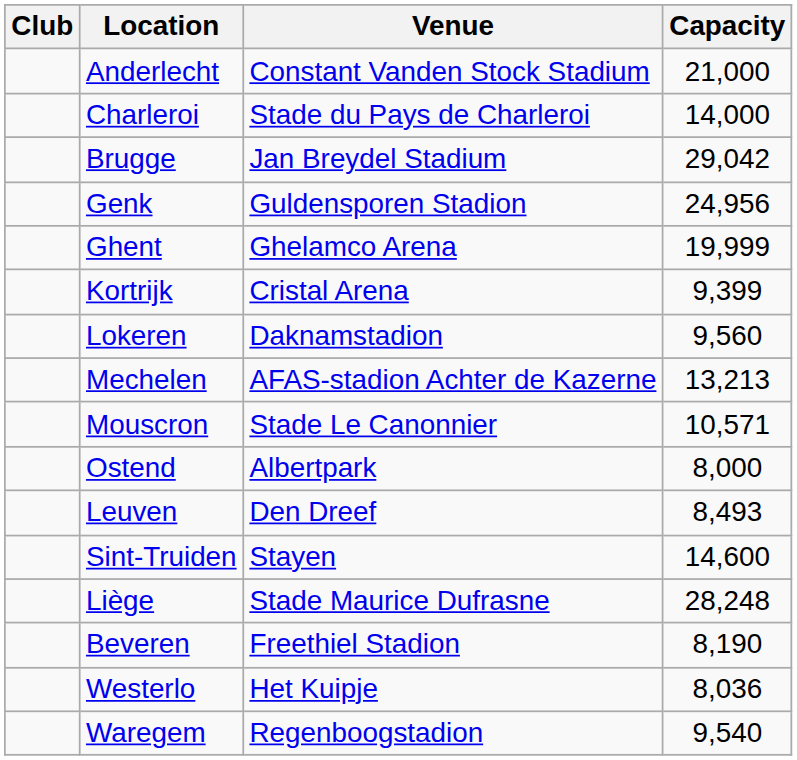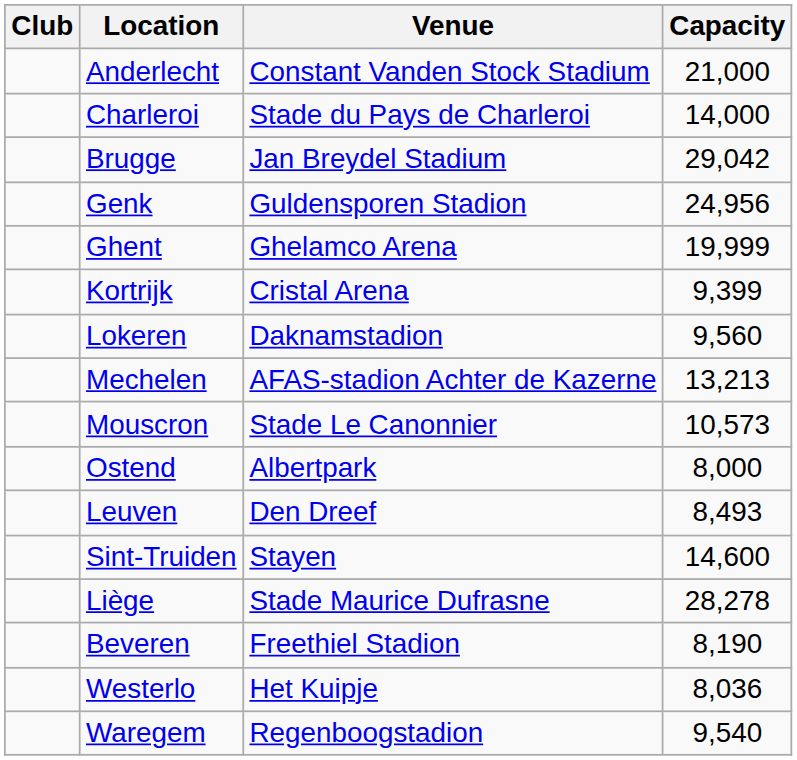(727, 423) 10,571 -> (727, 423) 10,573
(727, 600) 28,248 -> (727, 600) 28,278
